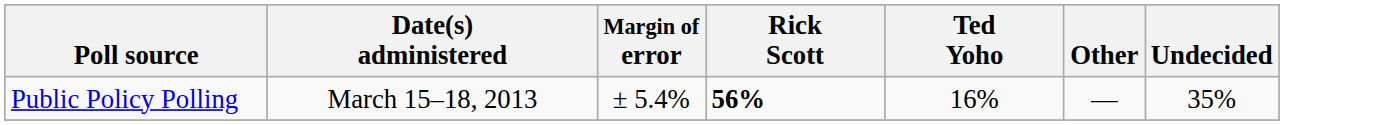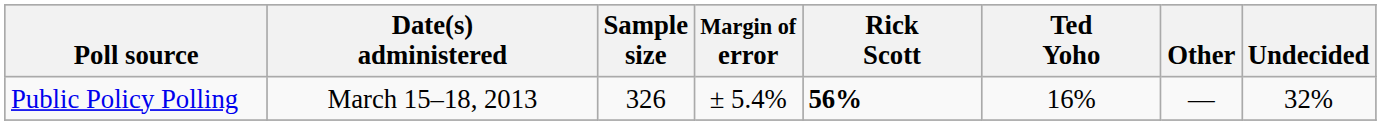+ column: (646, 40)
(1212, 98) 35% -> (1309, 98) 32%
